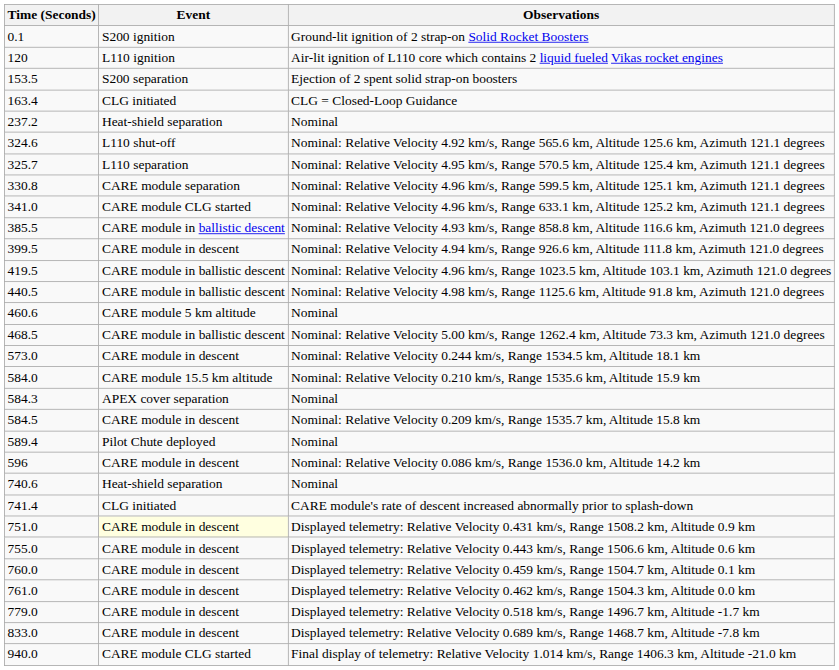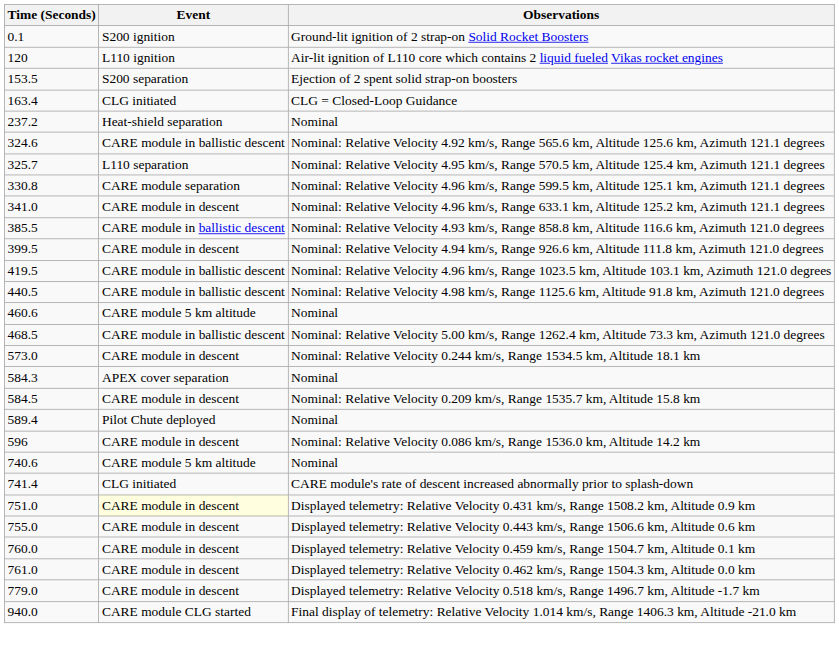(139, 143) L110 shut-off -> (193, 143) CARE module in ballistic descent
(176, 206) CARE module CLG started -> (170, 206) CARE module in descent
- row: (23, 377)
(162, 484) Heat-shield separation -> (179, 462) CARE module 5 km altitude
- row: (23, 633)
